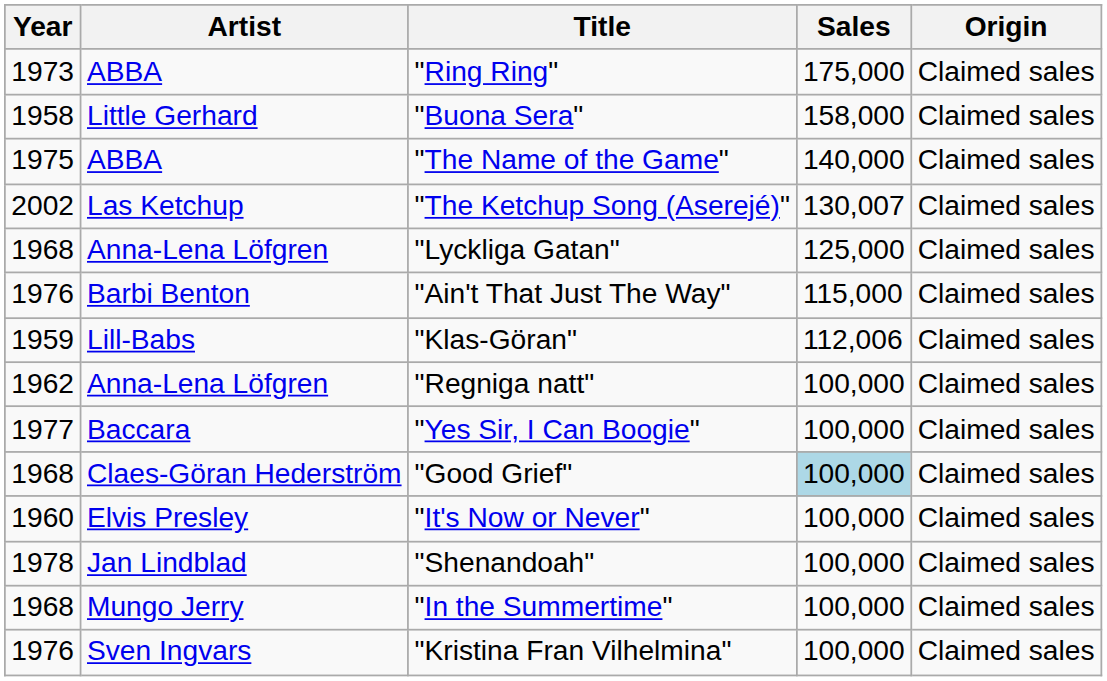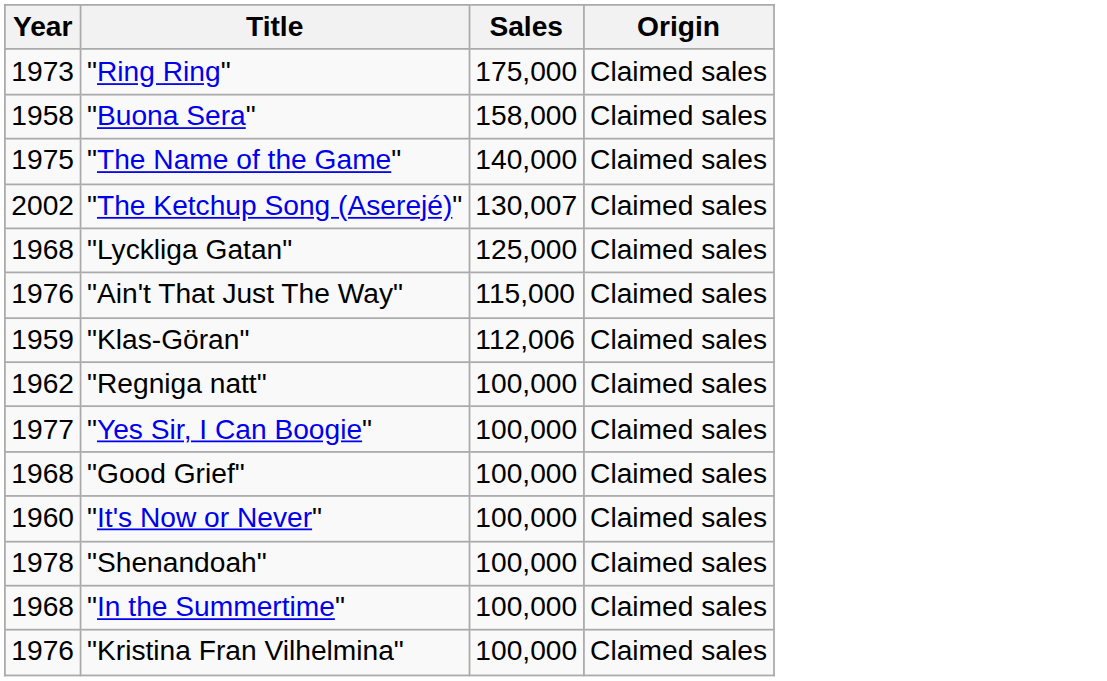- column: (244, 26)
(854, 473) lightblue background -> (526, 473) no background
